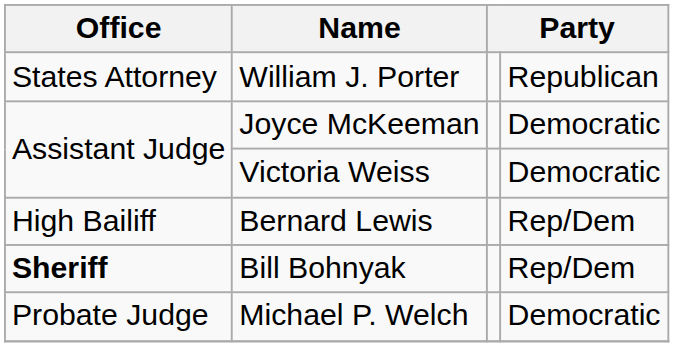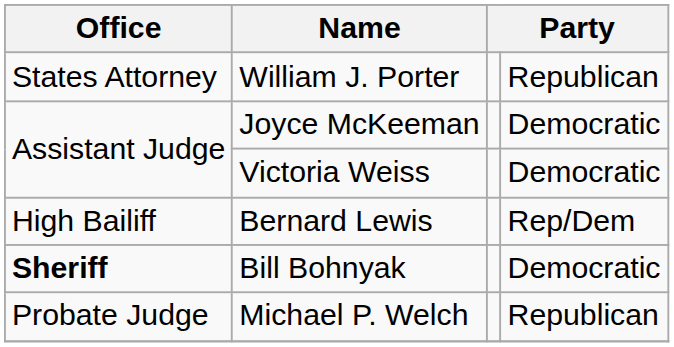(571, 268) Rep/Dem -> (584, 268) Democratic
(584, 316) Democratic -> (583, 316) Republican
